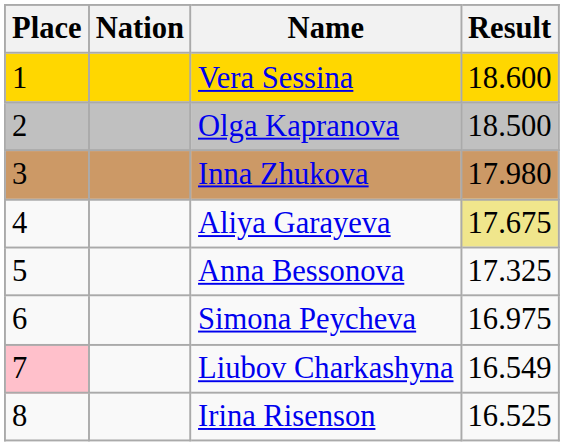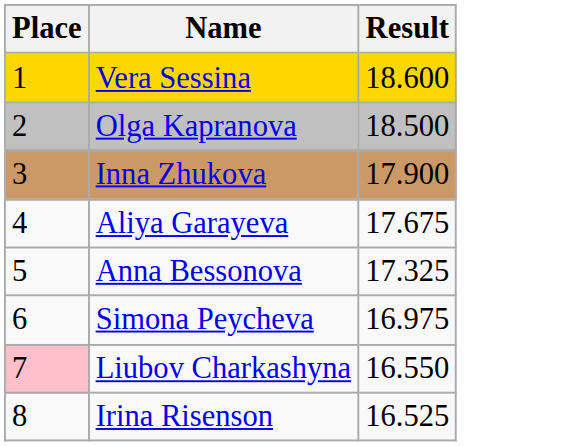- column: (140, 28)
(510, 174) 17.980 -> (407, 174) 17.900
(510, 222) khaki background -> (407, 222) no background
(510, 367) 16.549 -> (407, 367) 16.550
